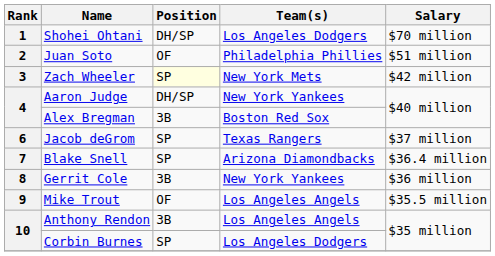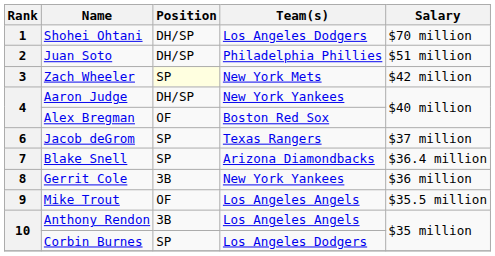(164, 56) OF -> (175, 56) DH/SP
(164, 118) 3B -> (164, 118) OF
